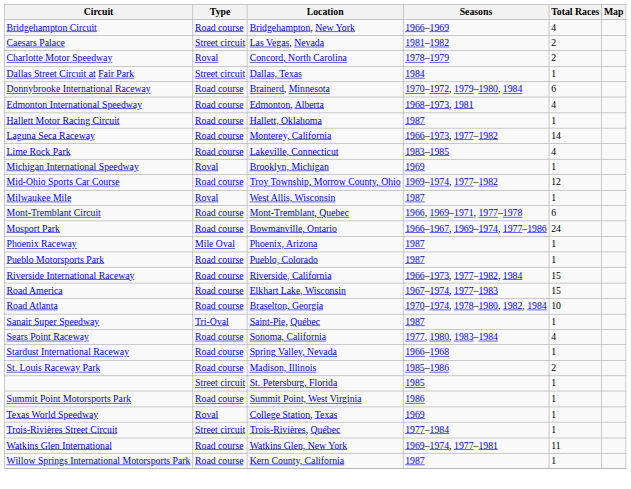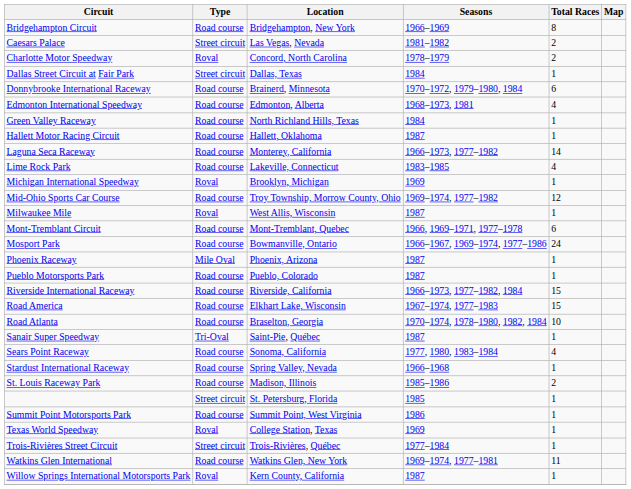(554, 27) 4 -> (554, 27) 8
+ row: (51, 120)
(219, 461) Road course -> (207, 476) Roval
